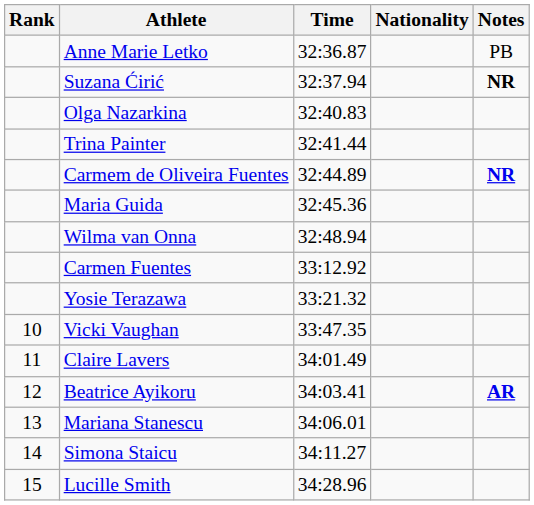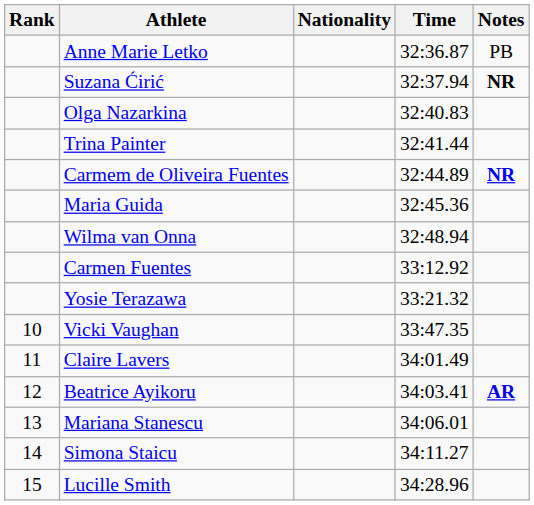columns swapped: (422, 19) <-> (332, 19)
